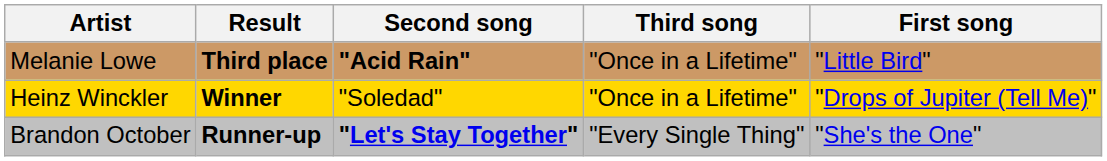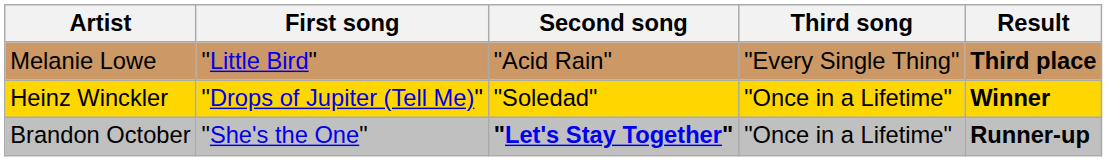columns swapped: (956, 23) <-> (265, 23)
(405, 60) bold -> (553, 60) normal
(693, 60) "Once in a Lifetime" -> (852, 60) "Every Single Thing"
(697, 135) "Every Single Thing" -> (848, 135) "Once in a Lifetime"
